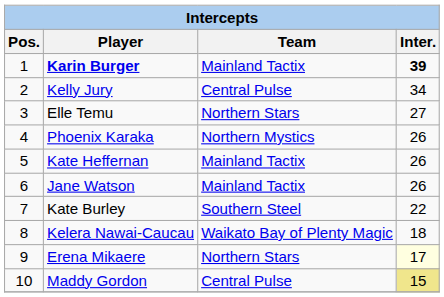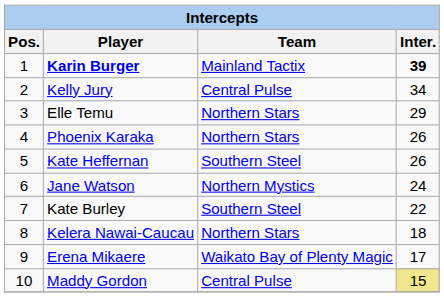(418, 113) 27 -> (418, 113) 29
(258, 137) Northern Mystics -> (250, 137) Northern Stars
(253, 161) Mainland Tactix -> (251, 161) Southern Steel
(253, 185) Mainland Tactix -> (258, 185) Northern Mystics
(418, 185) 26 -> (418, 185) 24
(297, 233) Waikato Bay of Plenty Magic -> (250, 233) Northern Stars
(250, 256) Northern Stars -> (297, 256) Waikato Bay of Plenty Magic
(418, 256) lightyellow background -> (418, 256) no background
